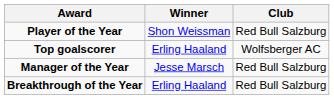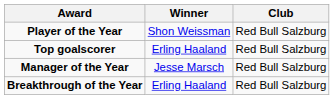(281, 49) Wolfsberger AC -> (281, 49) Red Bull Salzburg
